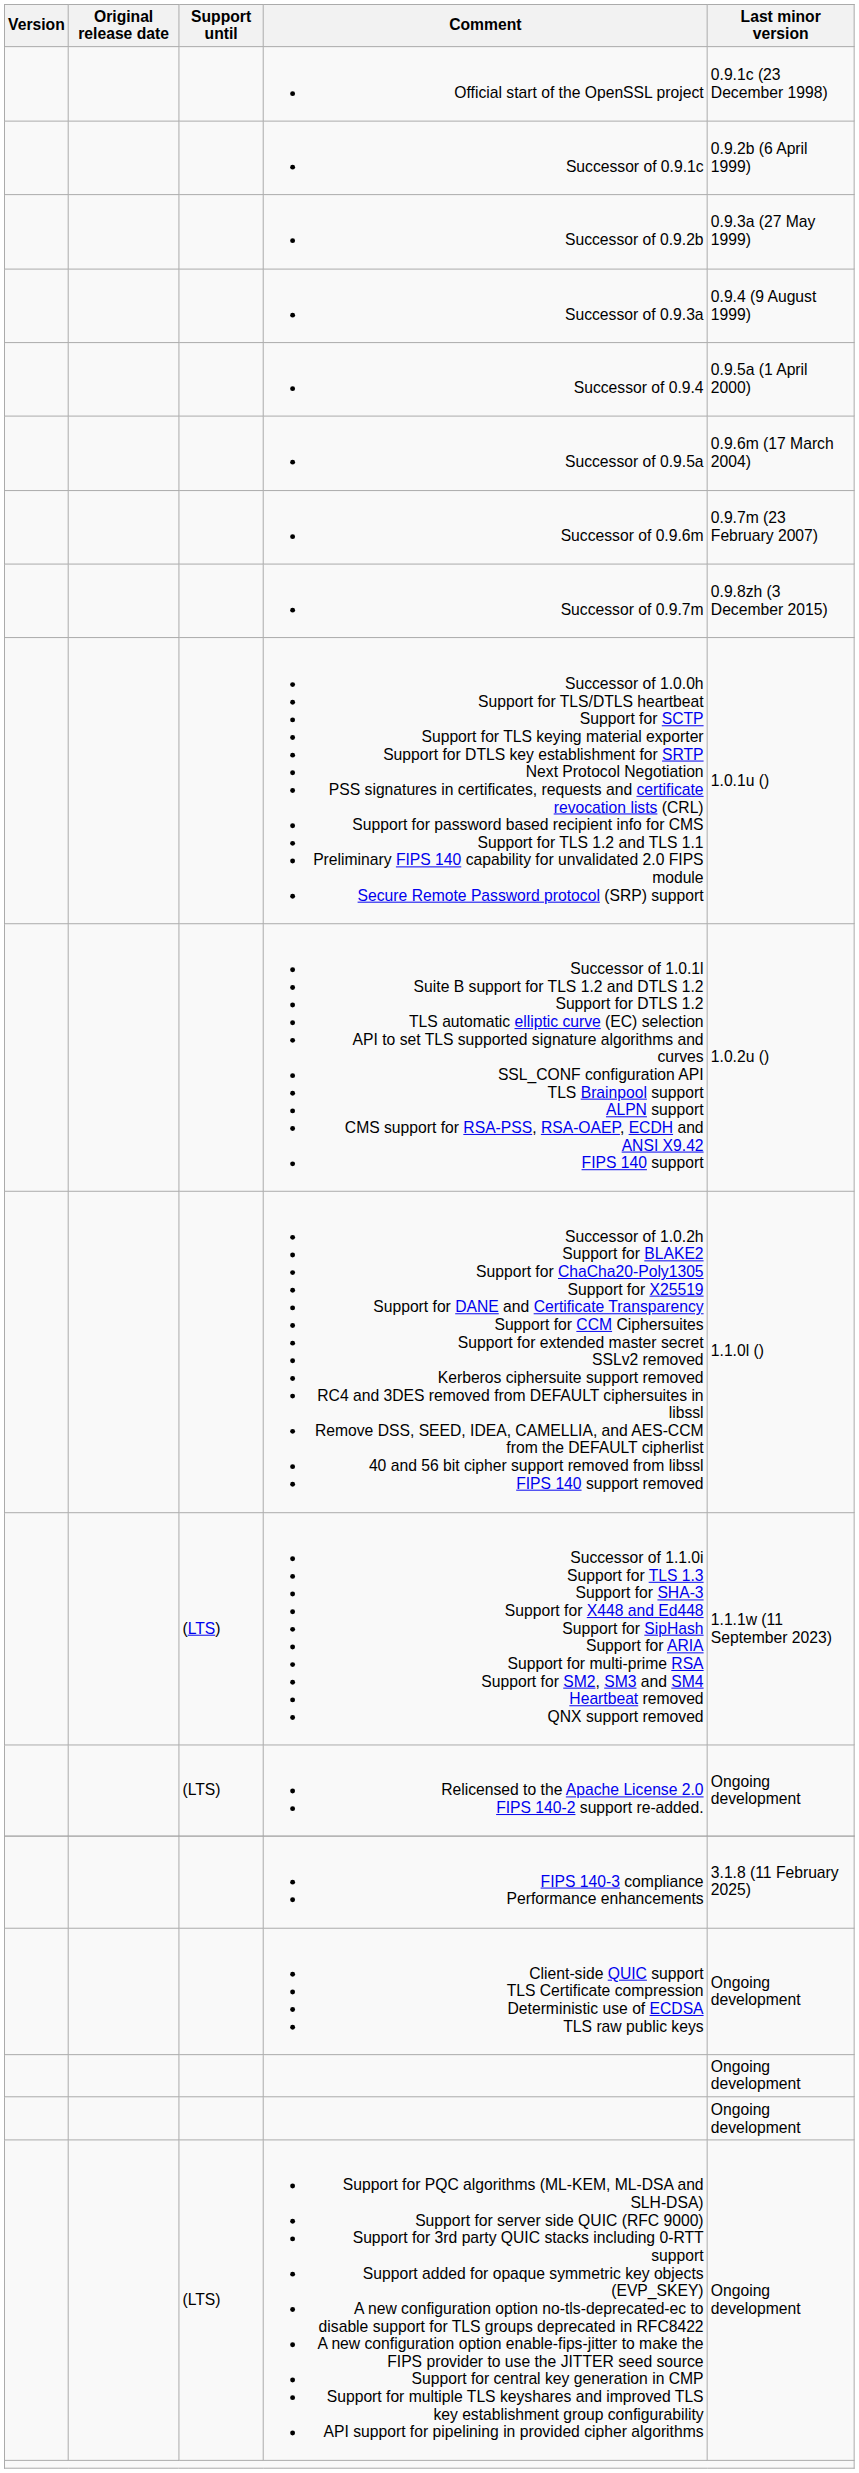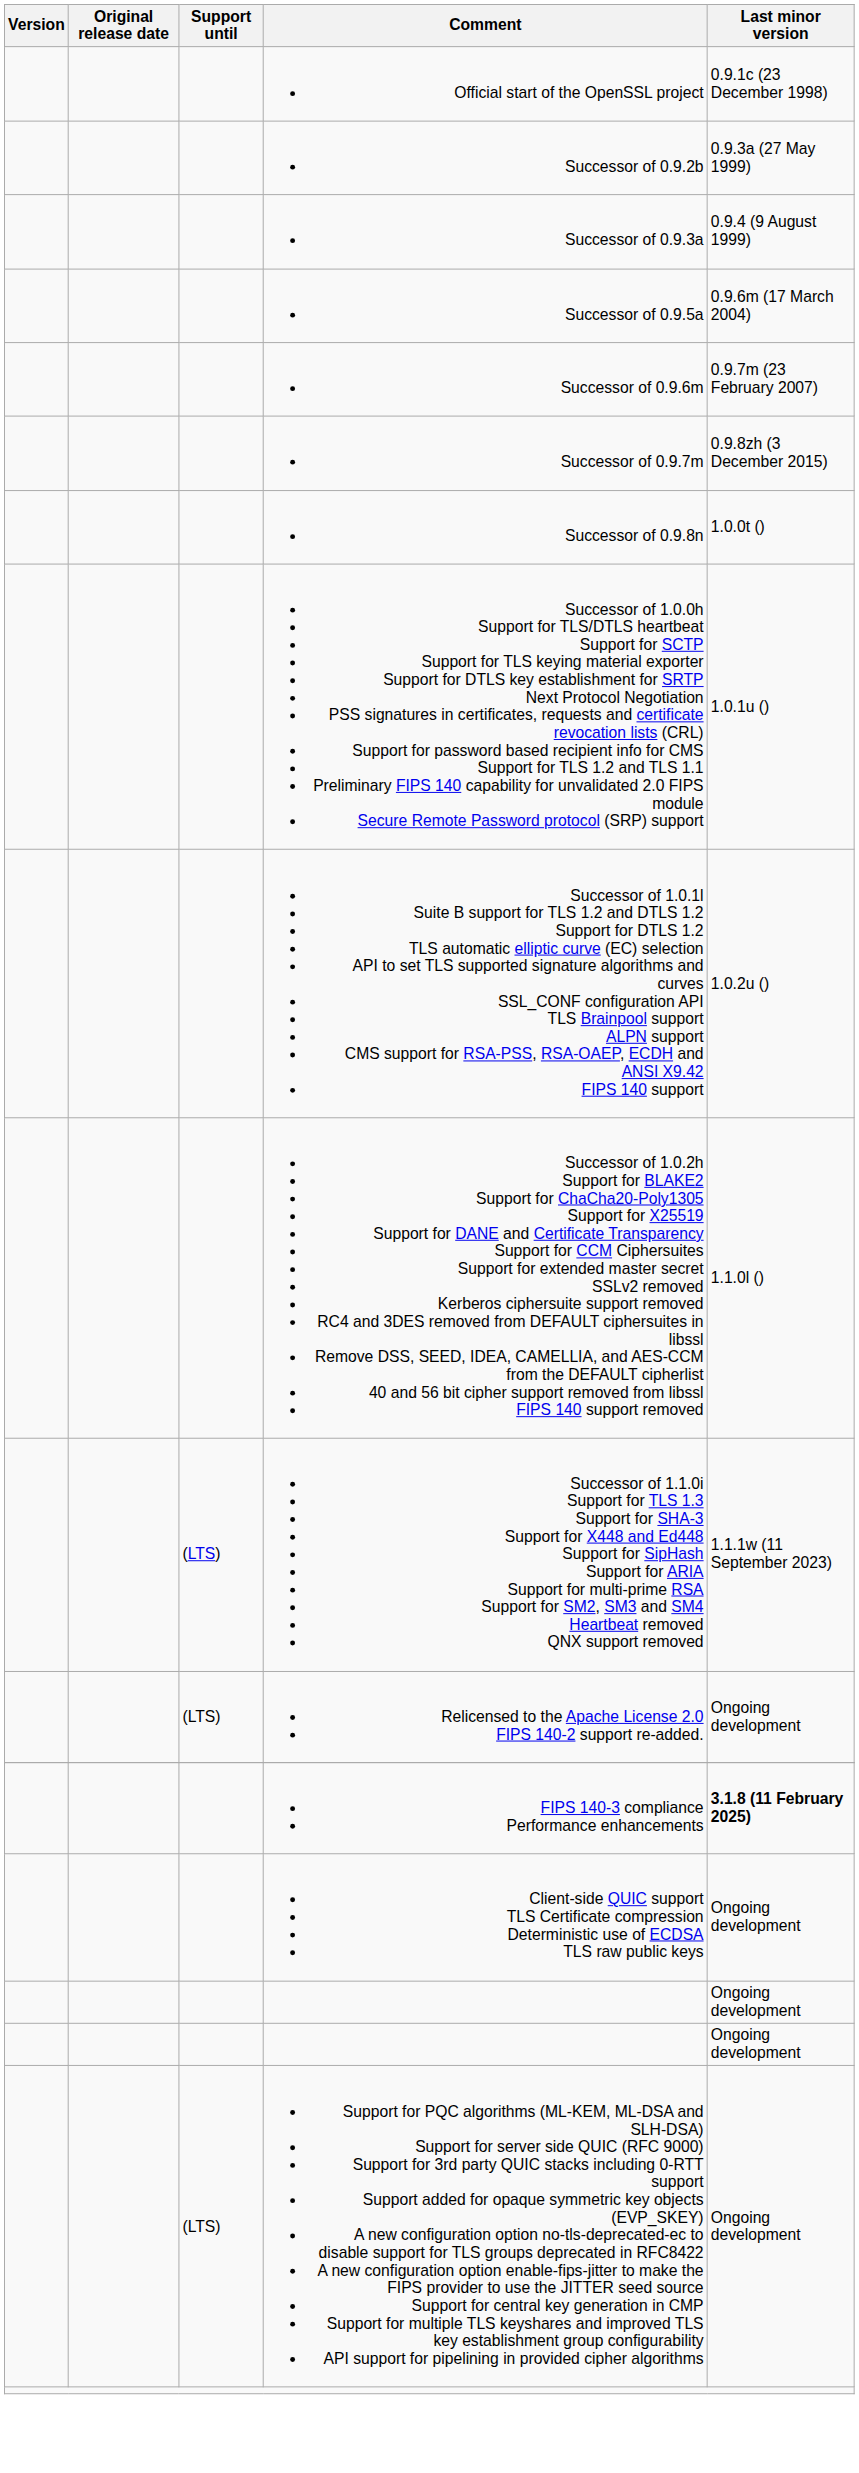- row: (221, 158)
- row: (221, 379)
+ row: (221, 527)
(775, 1882) normal -> (777, 1808) bold
